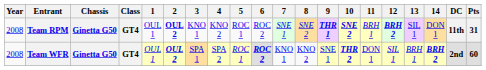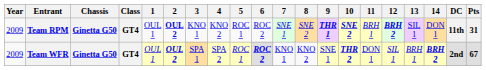(15, 29) 2008 -> (15, 29) 2009
(15, 53) 2008 -> (15, 53) 2009
(474, 53) 60 -> (474, 53) 67
